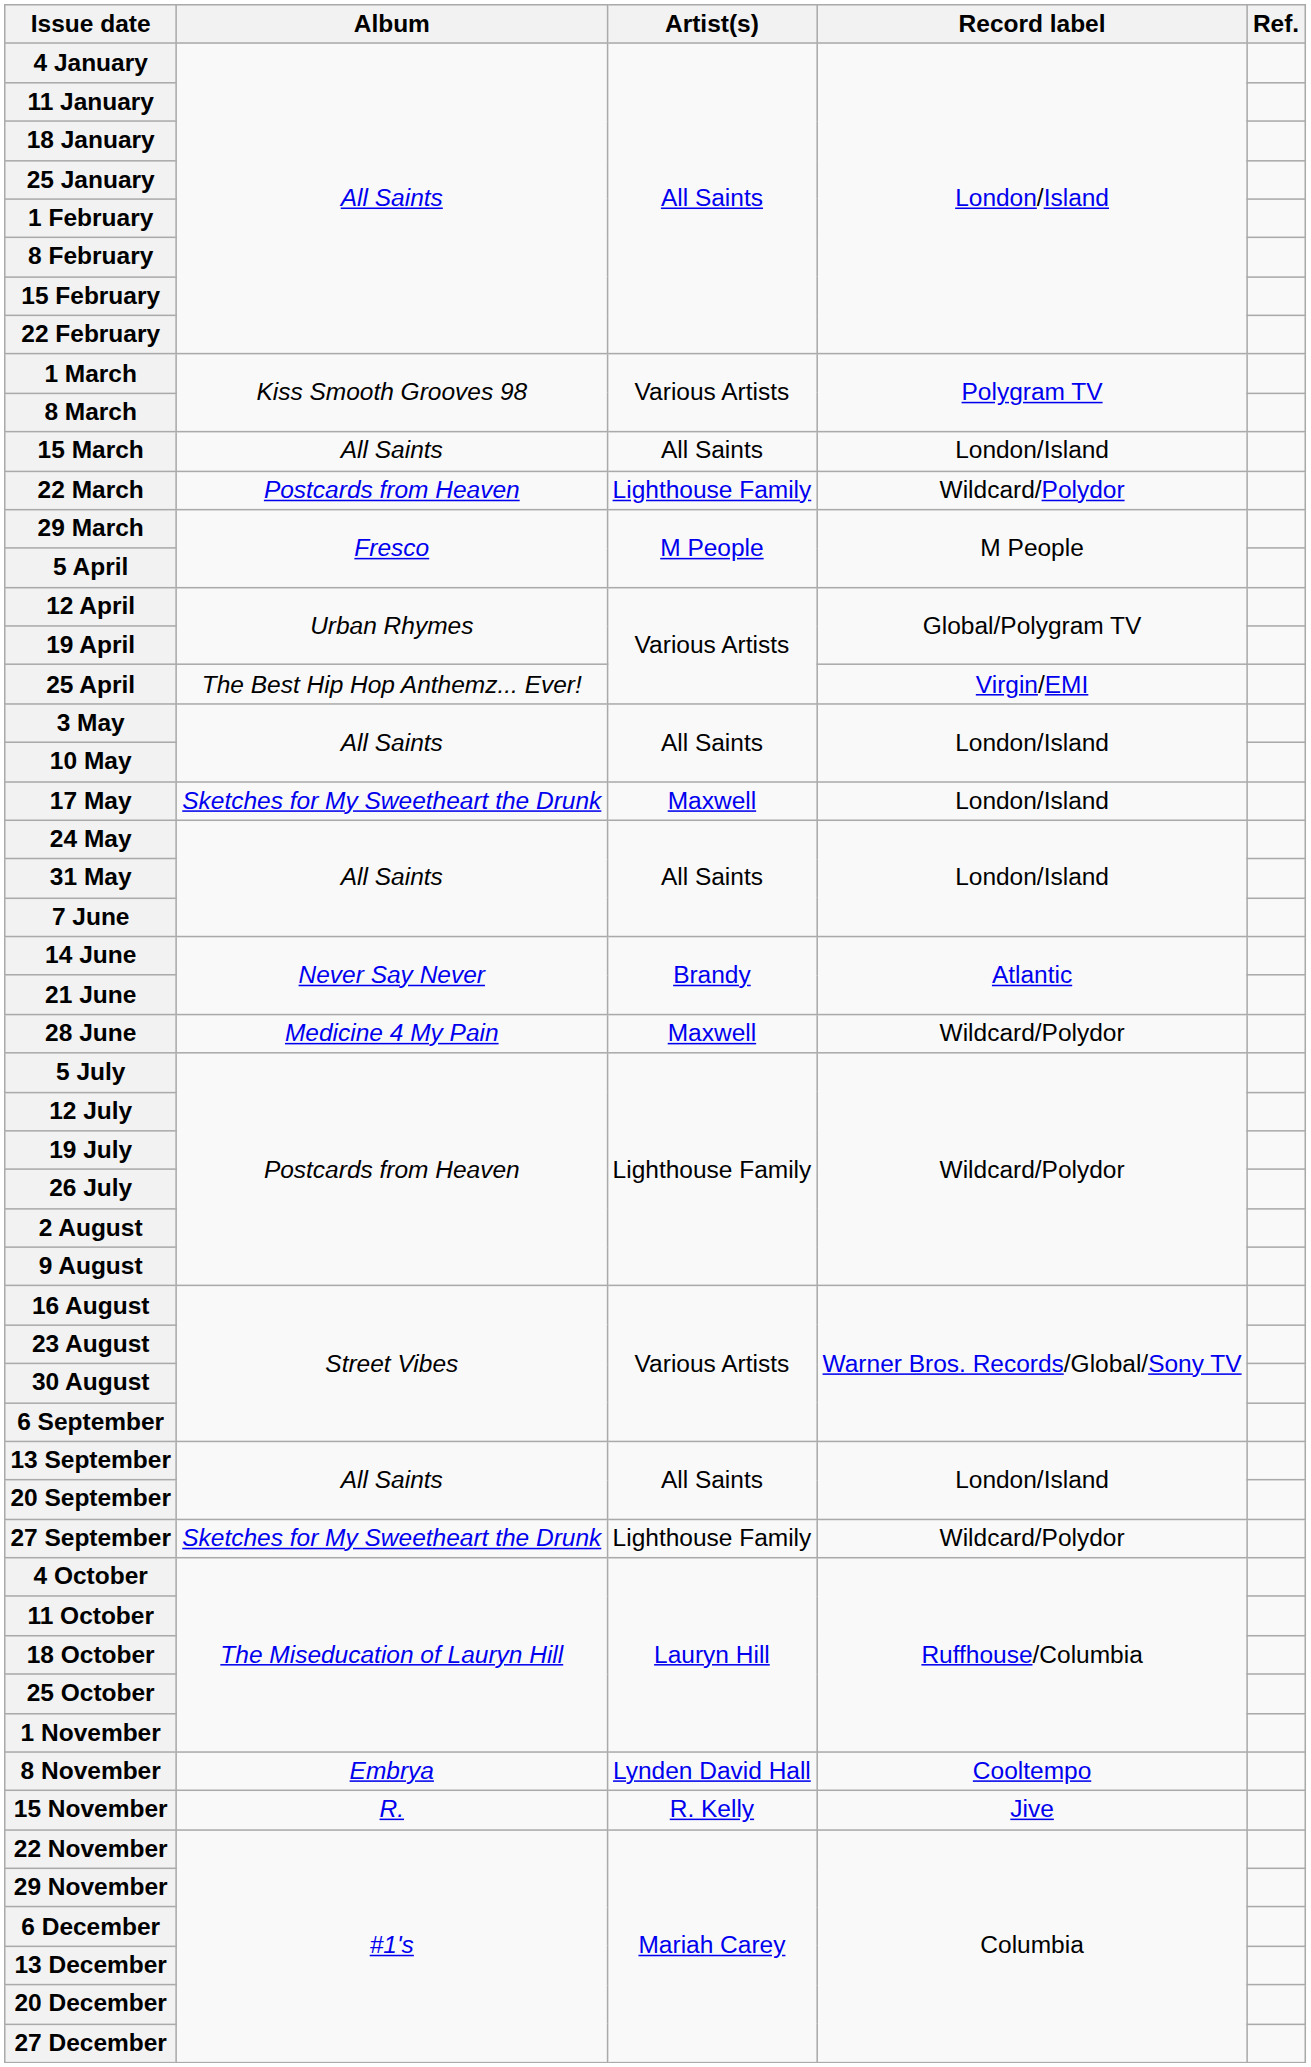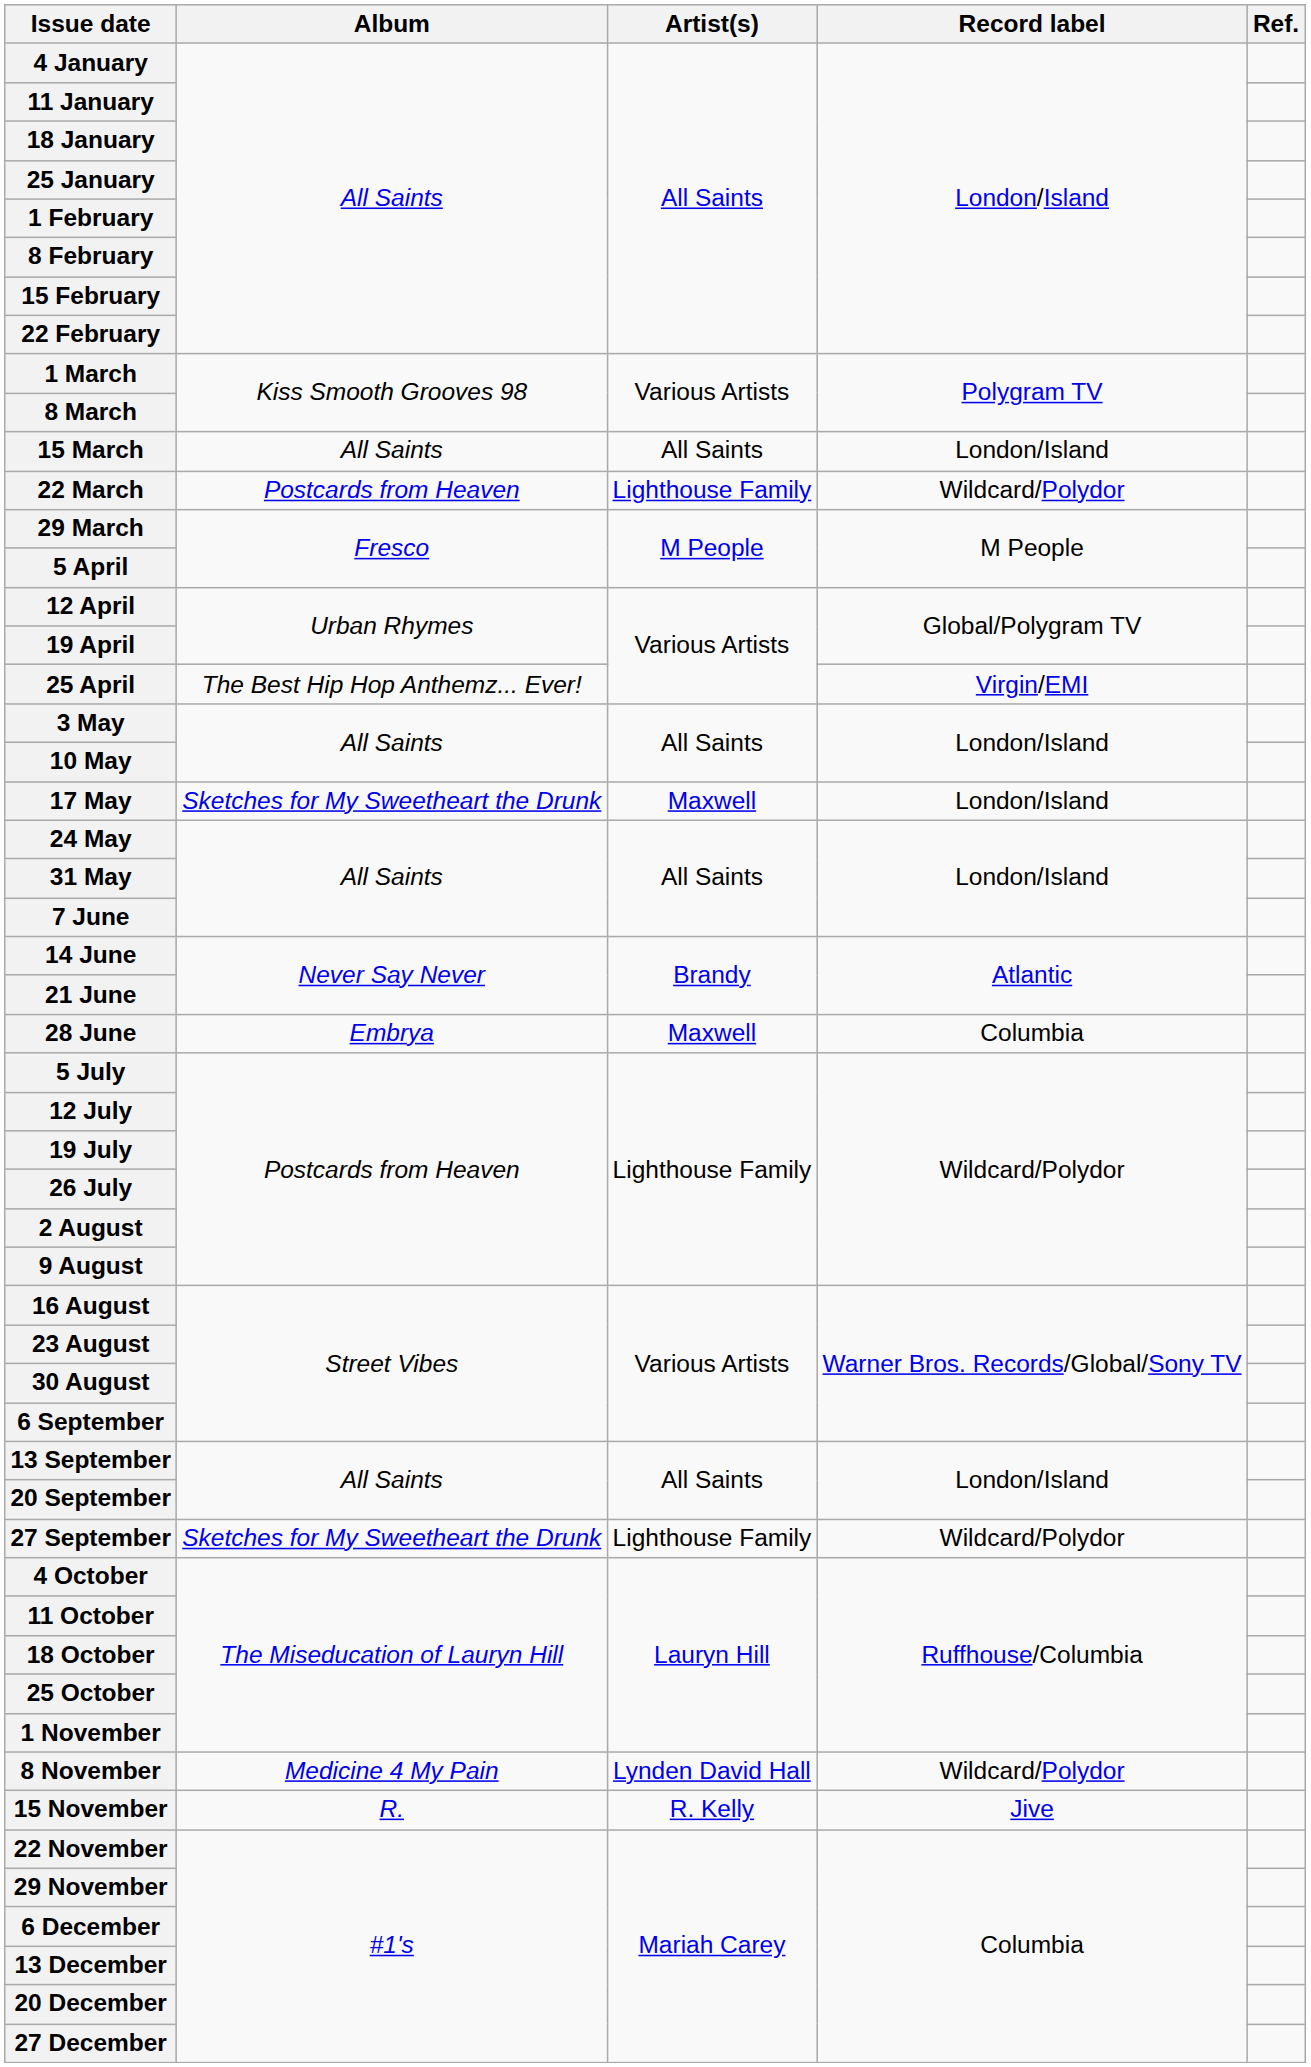(392, 1033) Medicine 4 My Pain -> (392, 1033) Embrya
(1032, 1033) Wildcard/Polydor -> (1032, 1033) Columbia
(392, 1770) Embrya -> (392, 1770) Medicine 4 My Pain
(1032, 1770) Cooltempo -> (1032, 1770) Wildcard/Polydor
